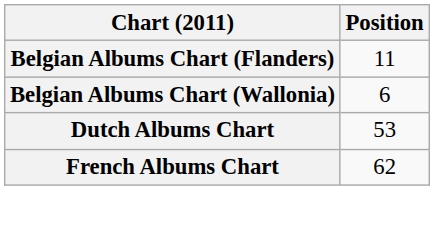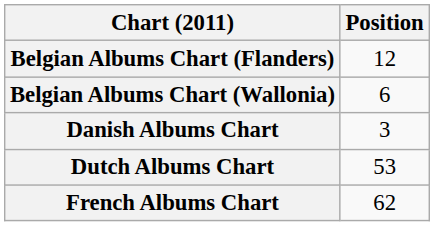(385, 58) 11 -> (385, 58) 12
+ row: (172, 130)
